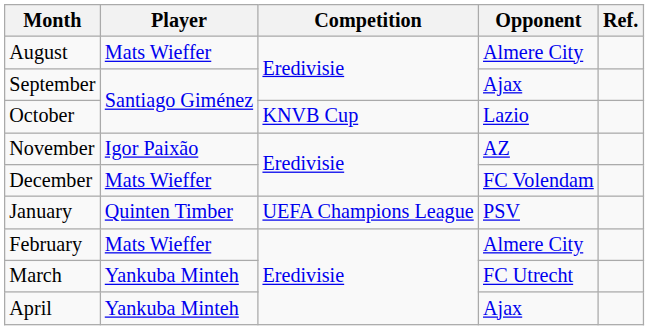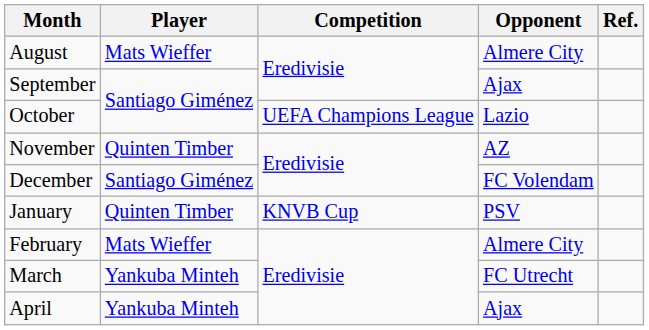(310, 116) KNVB Cup -> (368, 116) UEFA Champions League
(152, 148) Igor Paixão -> (169, 148) Quinten Timber
(158, 180) Mats Wieffer -> (179, 180) Santiago Giménez
(368, 212) UEFA Champions League -> (310, 212) KNVB Cup
